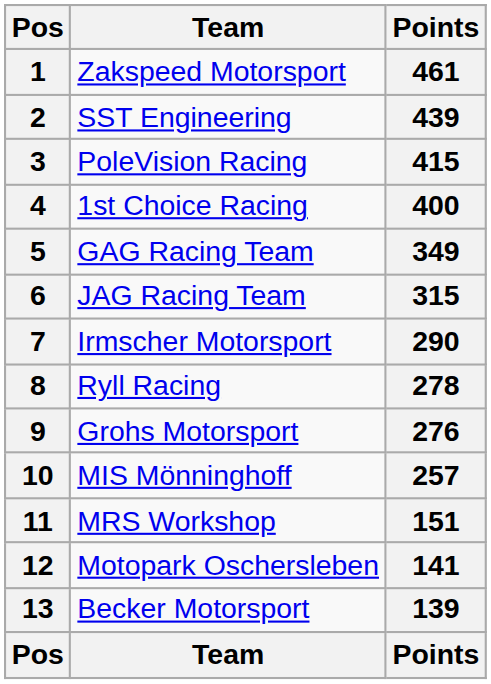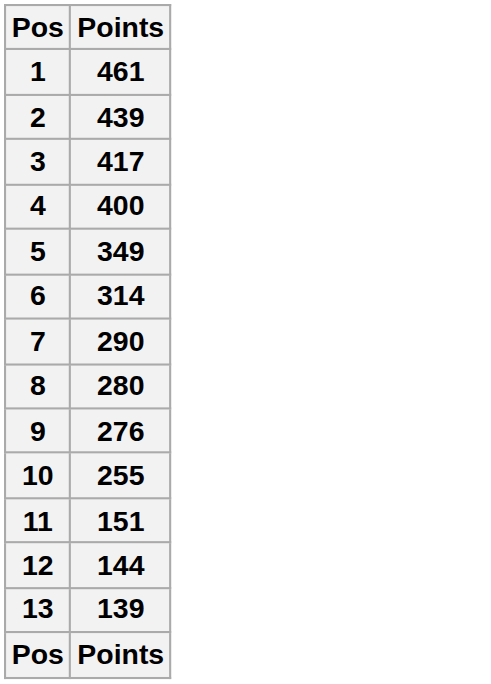- column: (228, 27)
(436, 161) 415 -> (121, 161) 417
(436, 296) 315 -> (121, 296) 314
(436, 385) 278 -> (121, 385) 280
(436, 475) 257 -> (121, 475) 255
(436, 565) 141 -> (121, 565) 144
